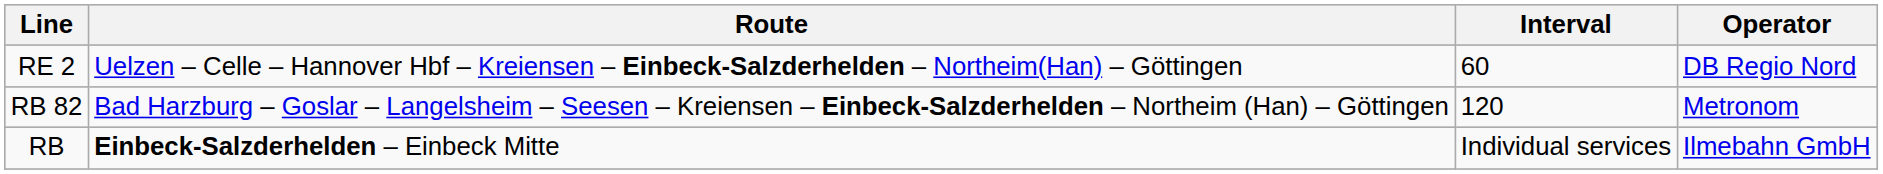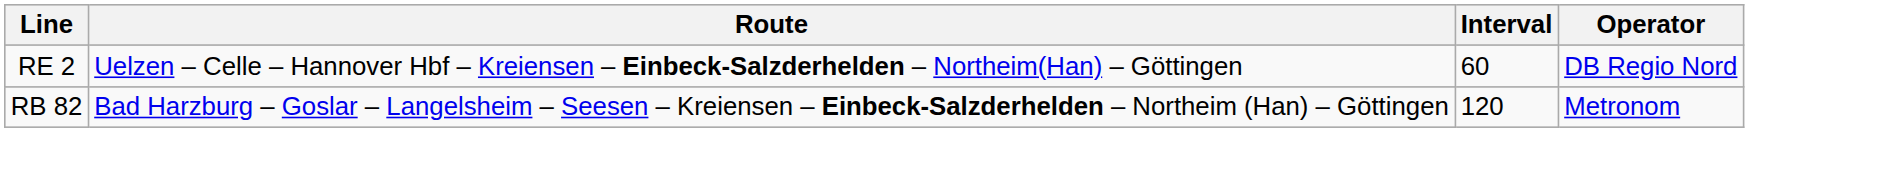- row: (47, 147)
